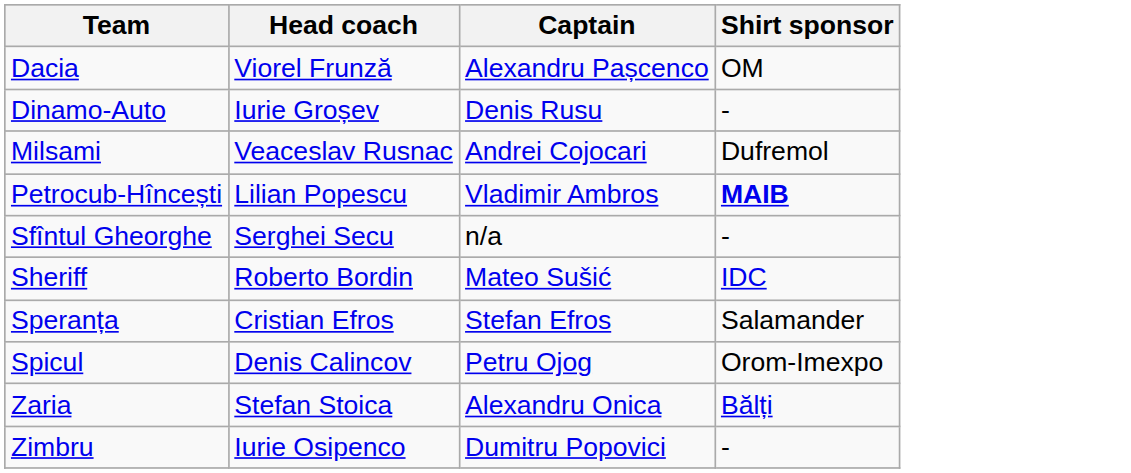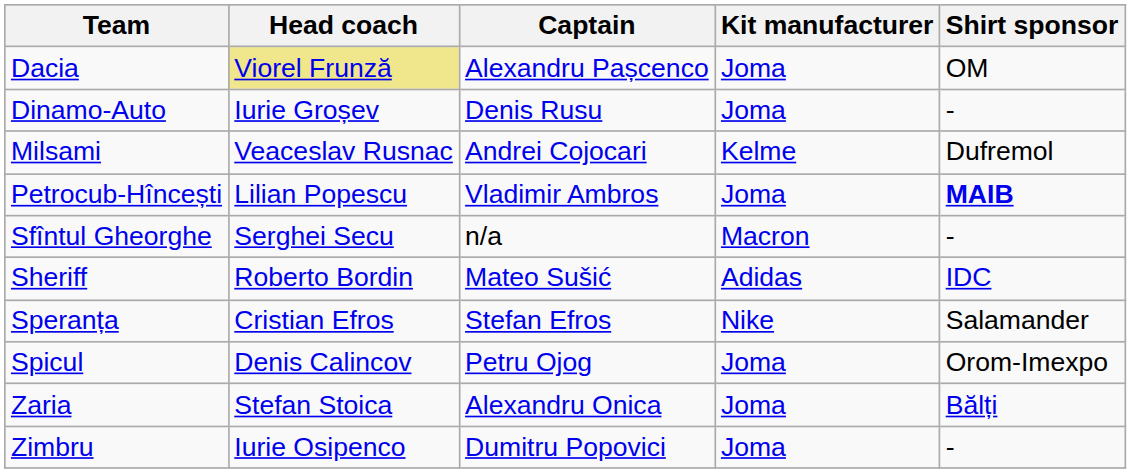+ column: (827, 25)
(313, 67) no background -> (313, 67) khaki background
